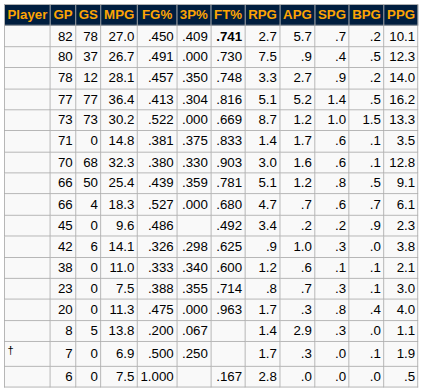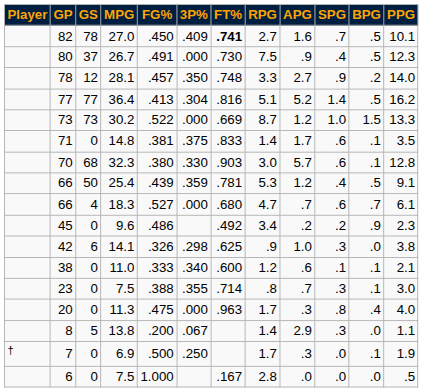(303, 36) 5.7 -> (303, 36) 1.6
(375, 36) .2 -> (375, 36) .5
(303, 162) 1.6 -> (303, 162) 5.7
(268, 183) 5.1 -> (268, 183) 5.3
(340, 183) .8 -> (340, 183) .4
